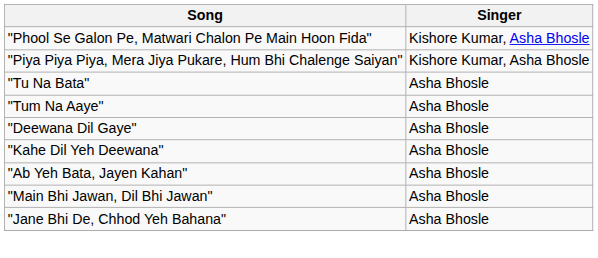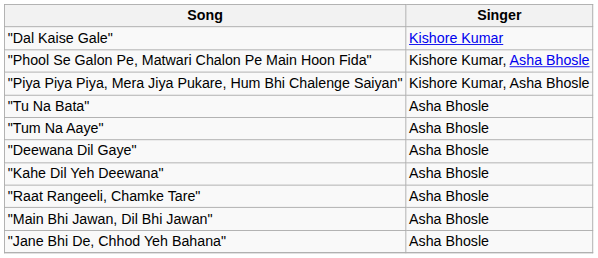+ row: (60, 38)
- row: (98, 173)
+ row: (104, 196)
